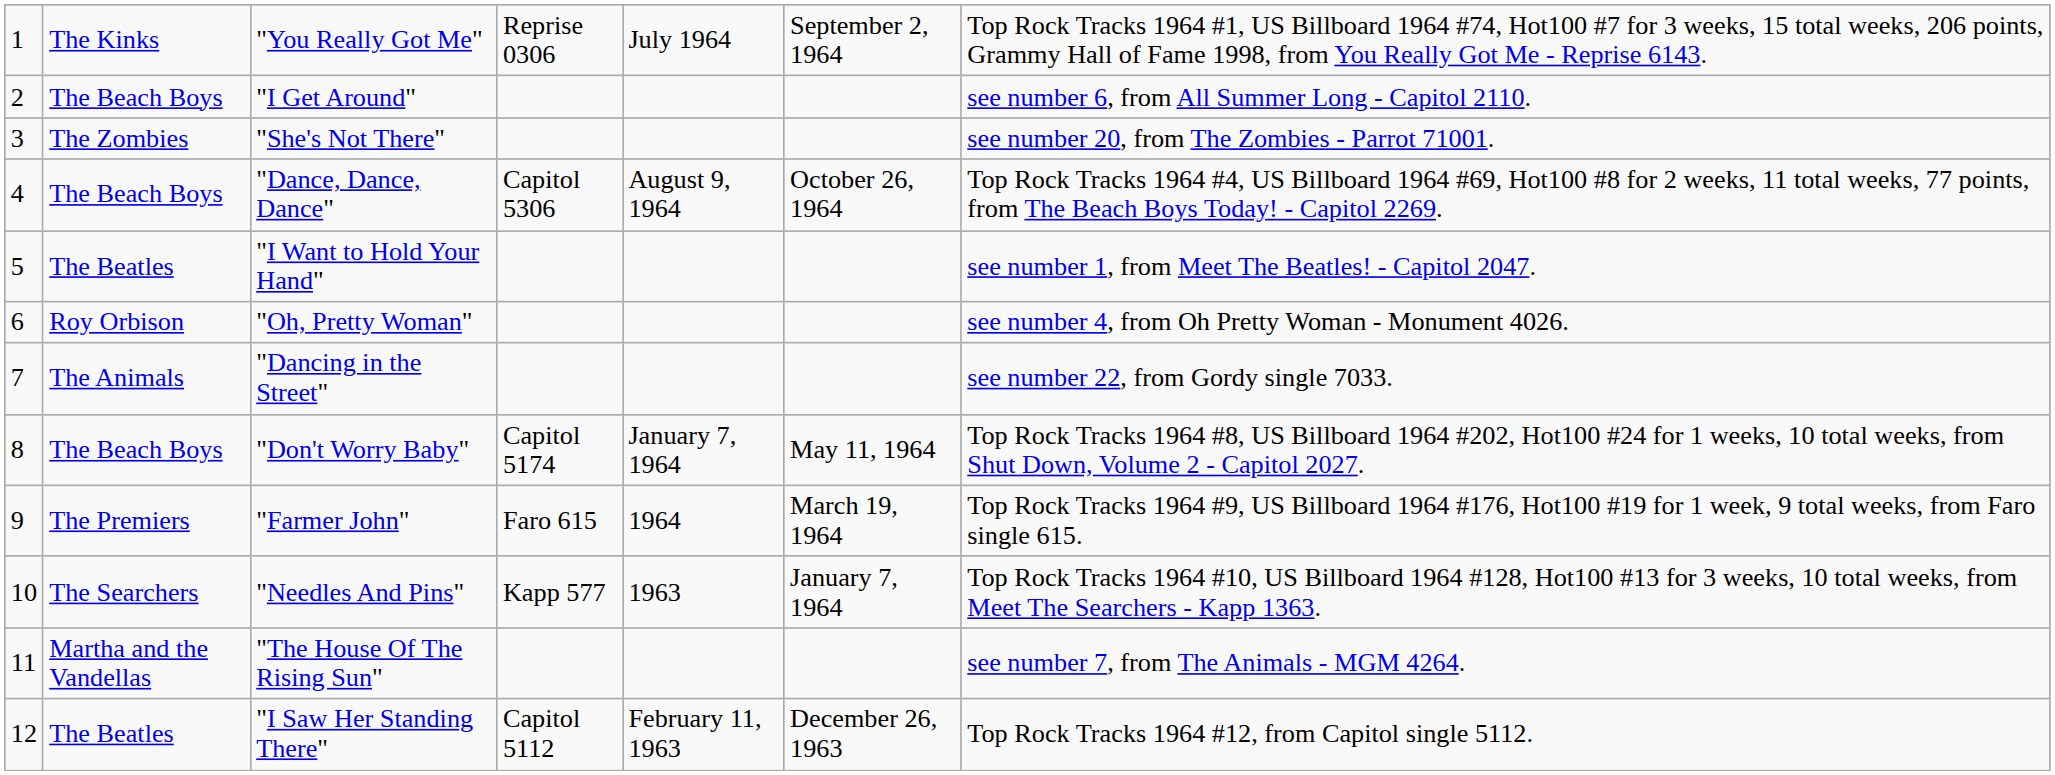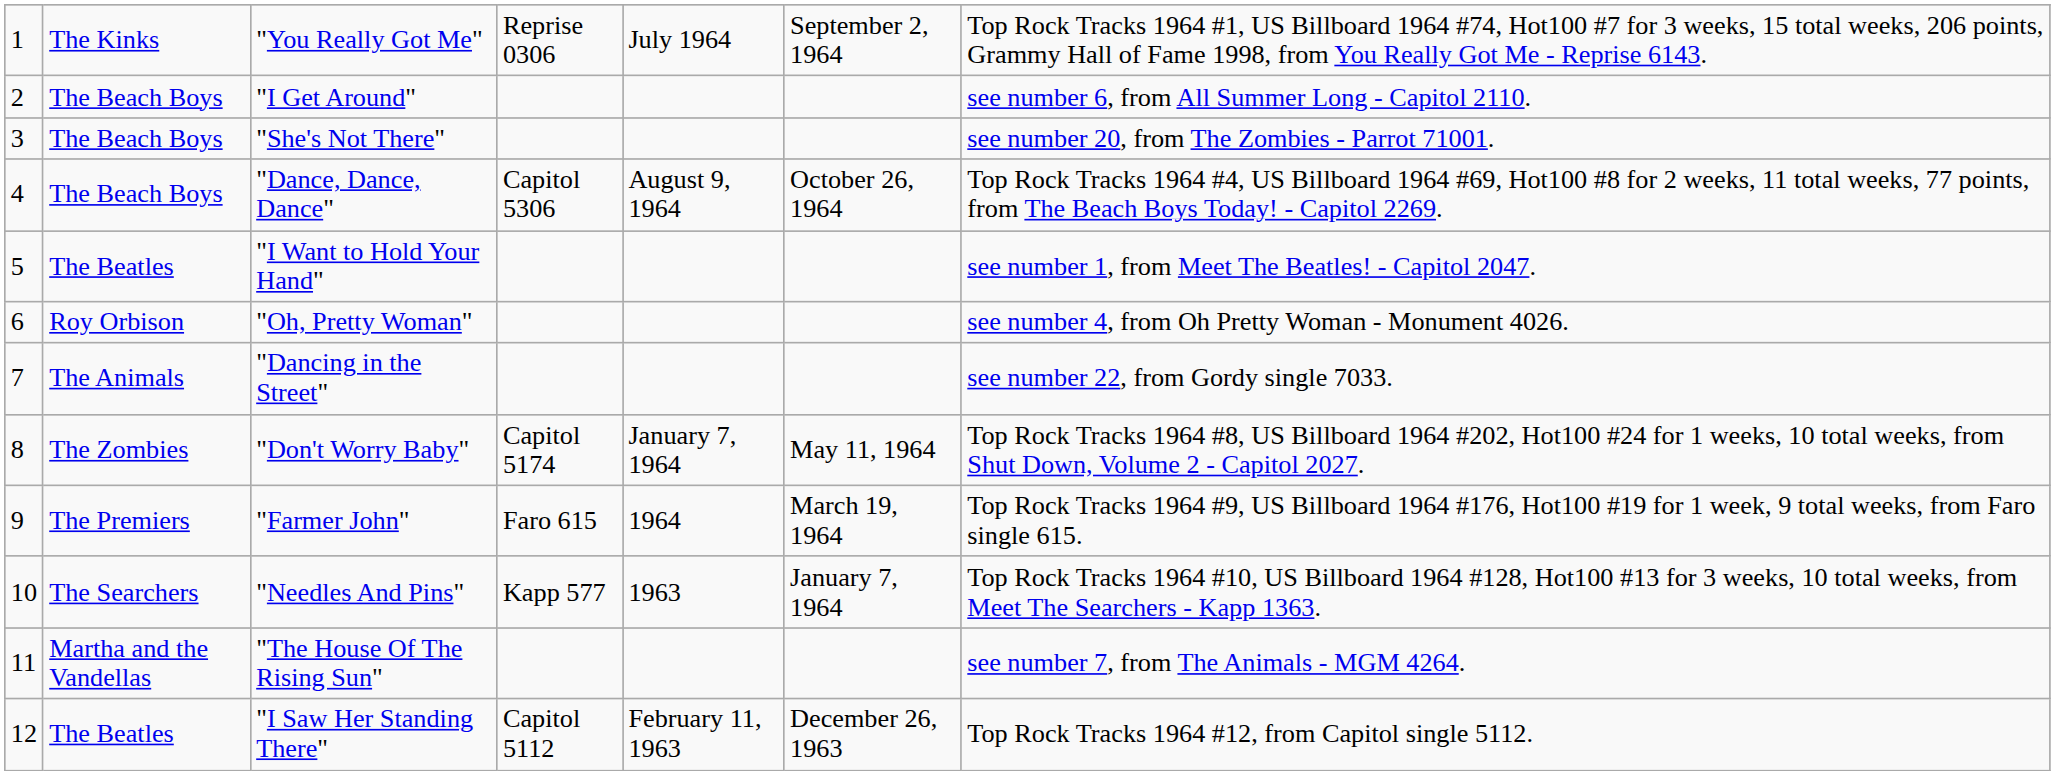(119, 138) The Zombies -> (136, 138) The Beach Boys
(136, 449) The Beach Boys -> (119, 449) The Zombies
